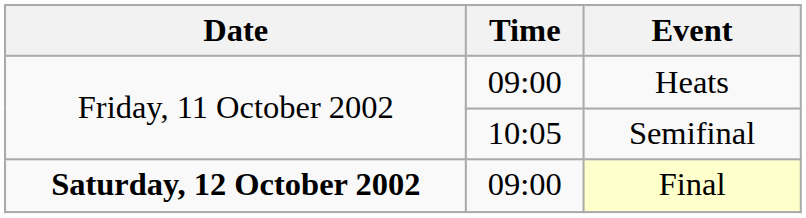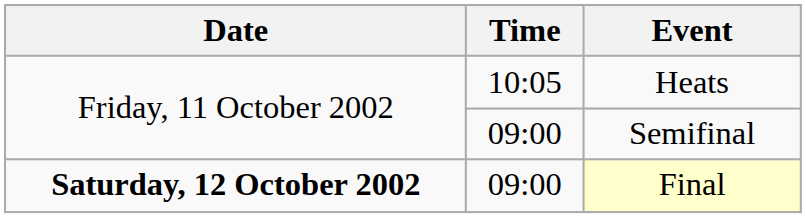(525, 81) 09:00 -> (525, 81) 10:05
(525, 133) 10:05 -> (525, 133) 09:00
